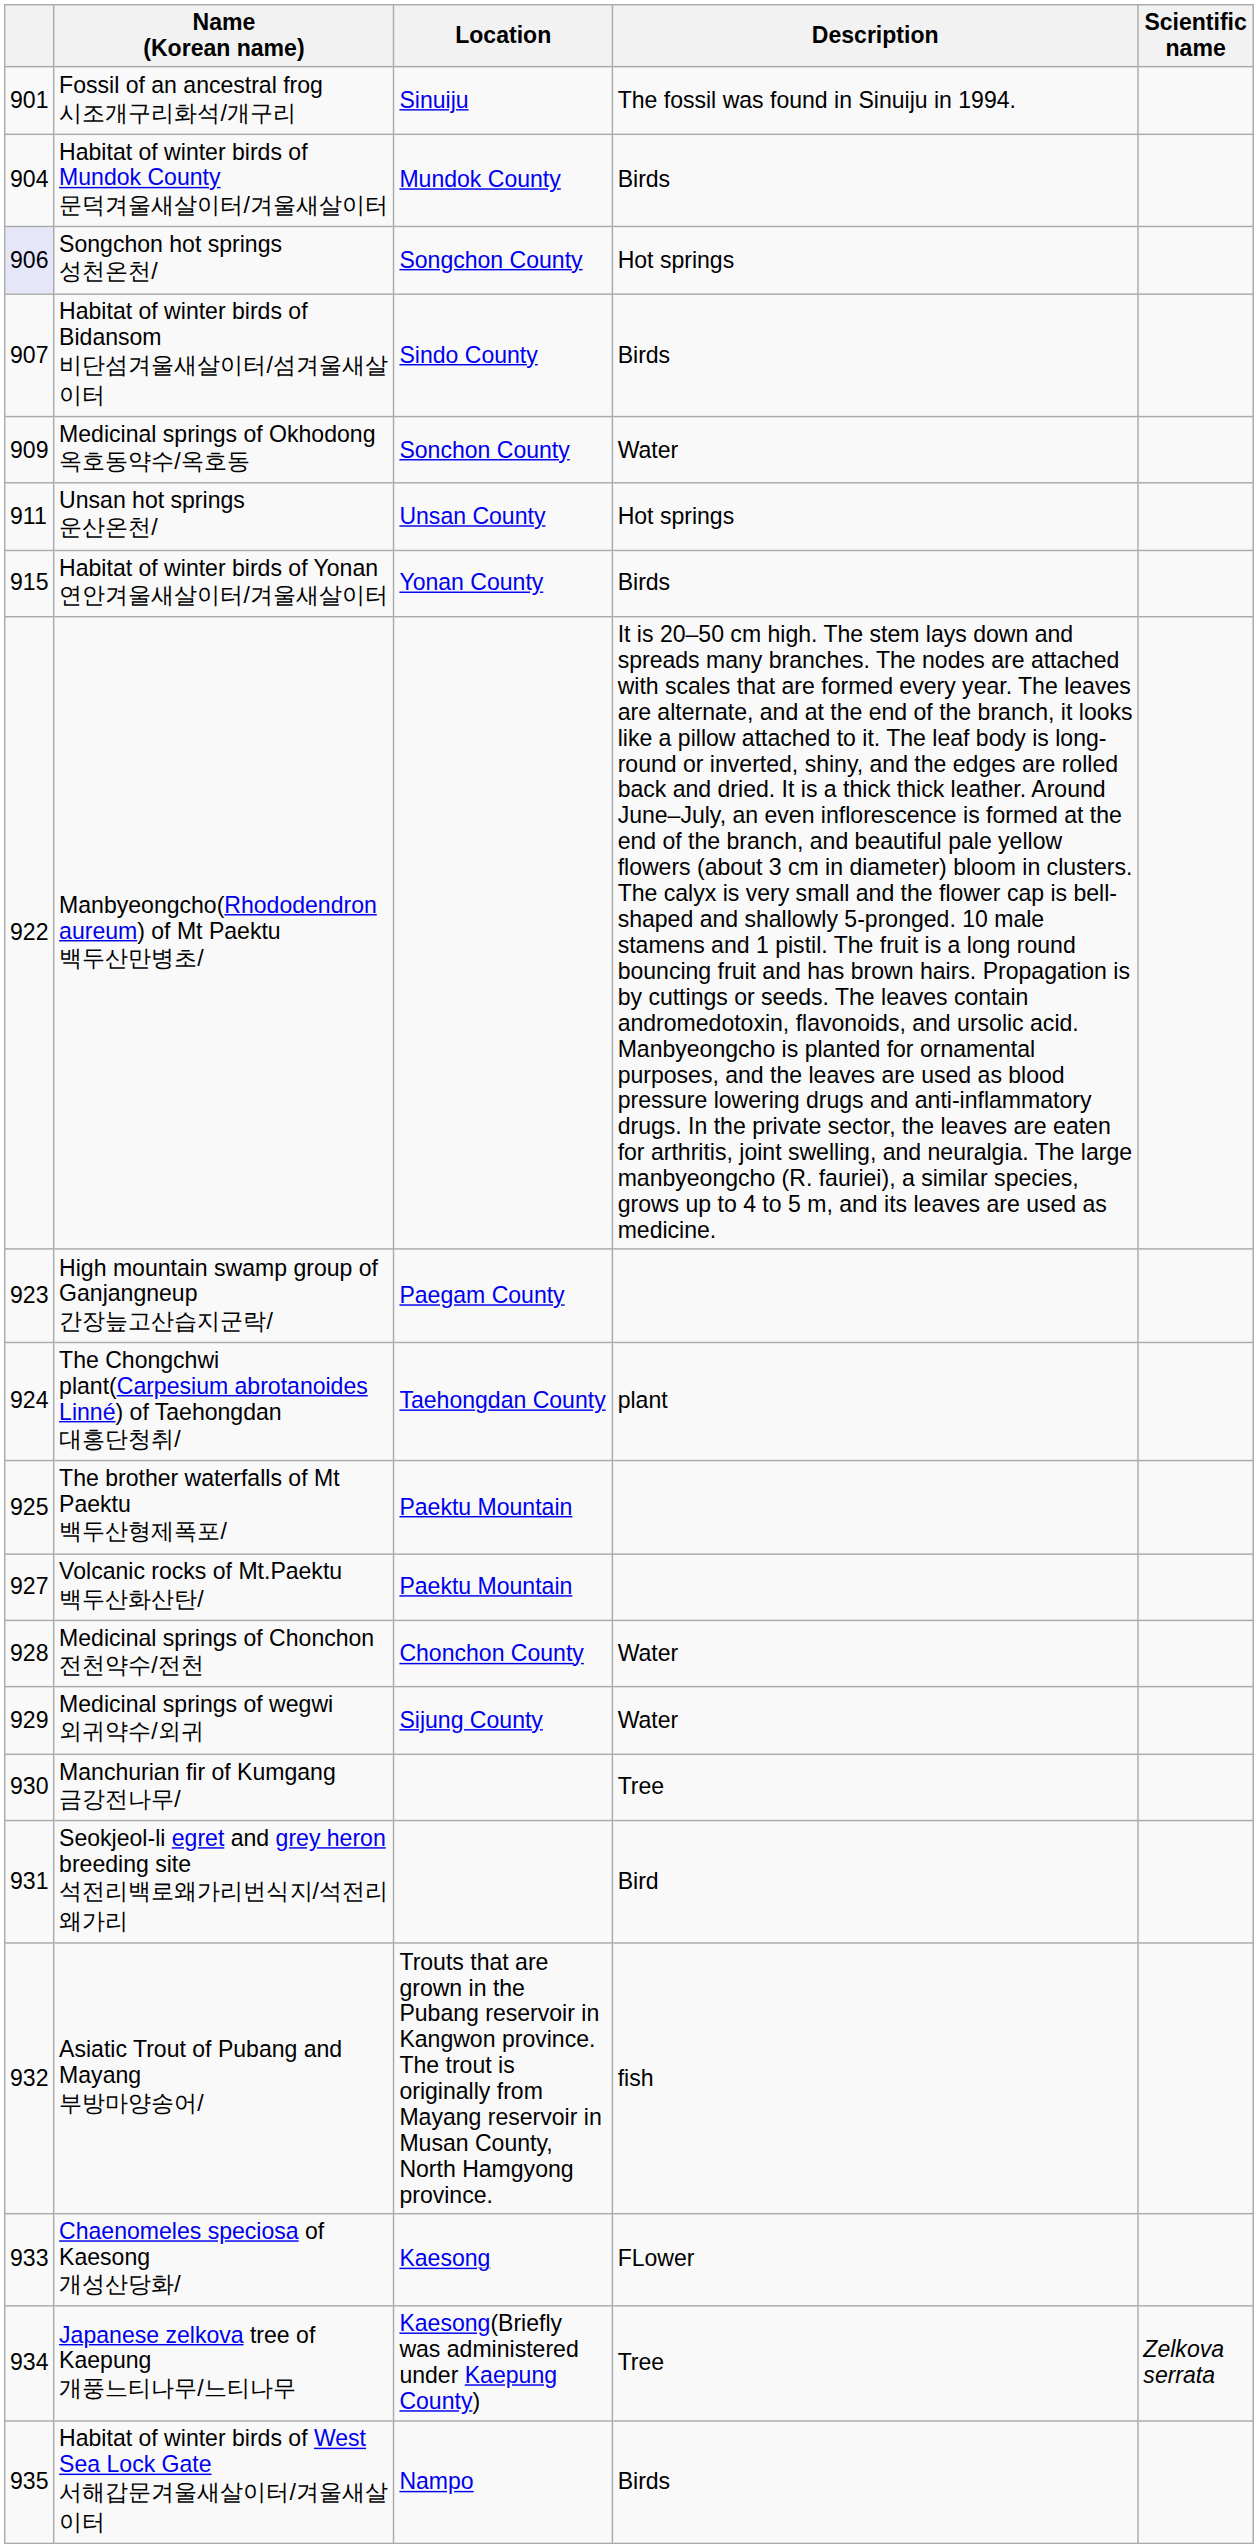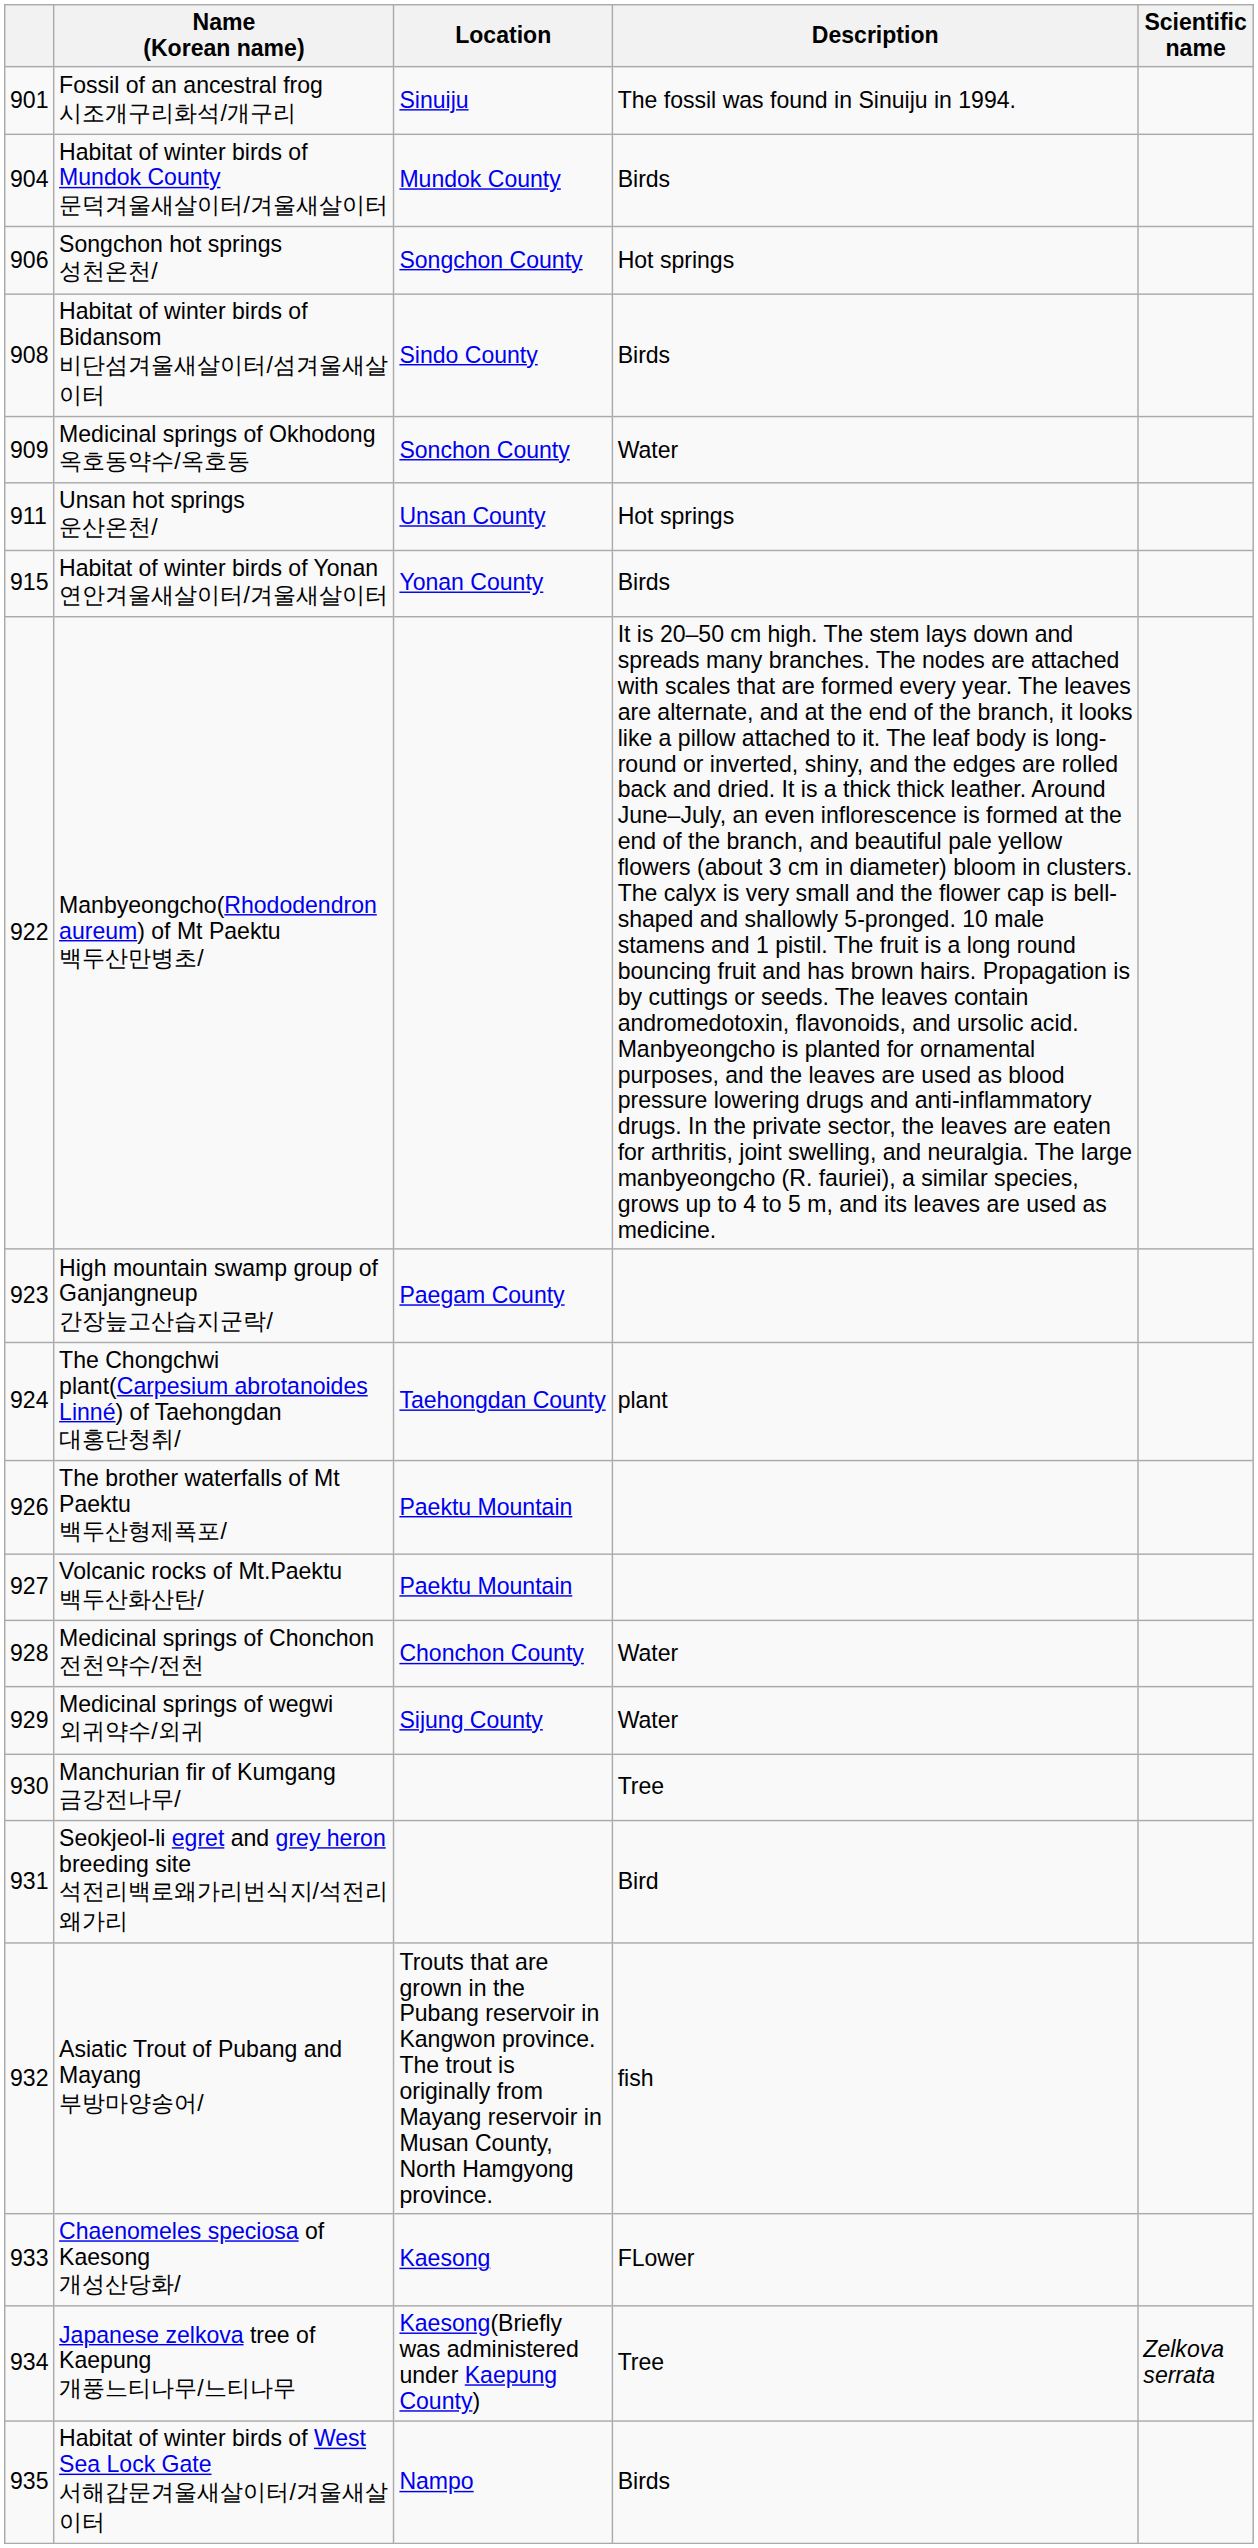(29, 259) lavender background -> (29, 259) no background
(29, 354) 907 -> (29, 354) 908
(29, 1506) 925 -> (29, 1506) 926
